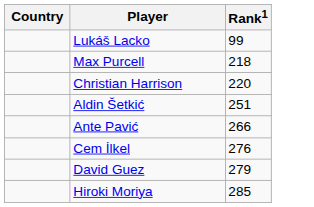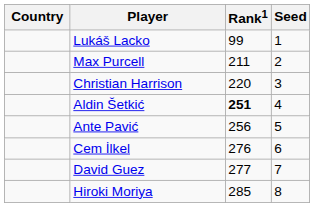+ column: (290, 17)
(240, 62) 218 -> (239, 62) 211
(240, 105) normal -> (240, 105) bold
(240, 126) 266 -> (240, 126) 256
(240, 169) 279 -> (240, 169) 277
